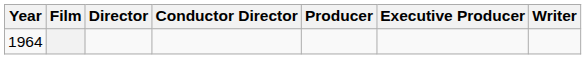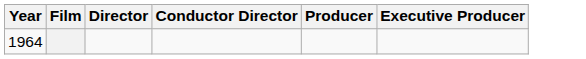- column: (555, 16)
